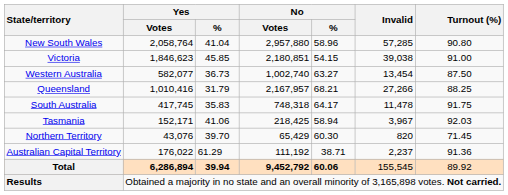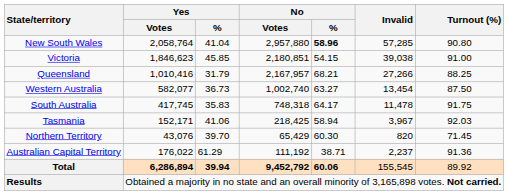(326, 43) normal -> (326, 43) bold
rows swapped: (64, 89) <-> (64, 74)
